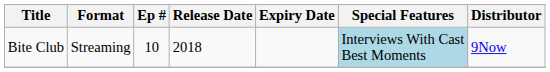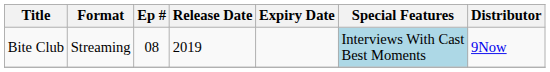(152, 47) 10 -> (152, 47) 08
(187, 47) 2018 -> (187, 47) 2019
